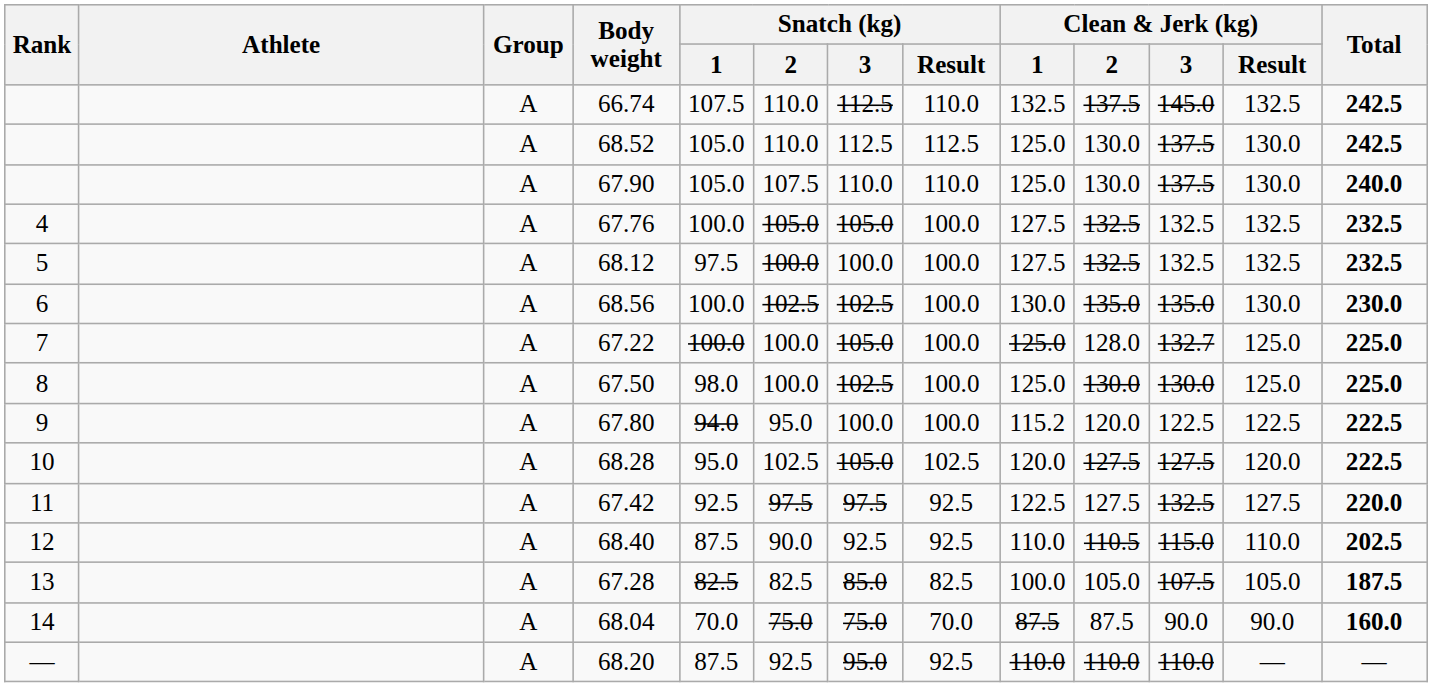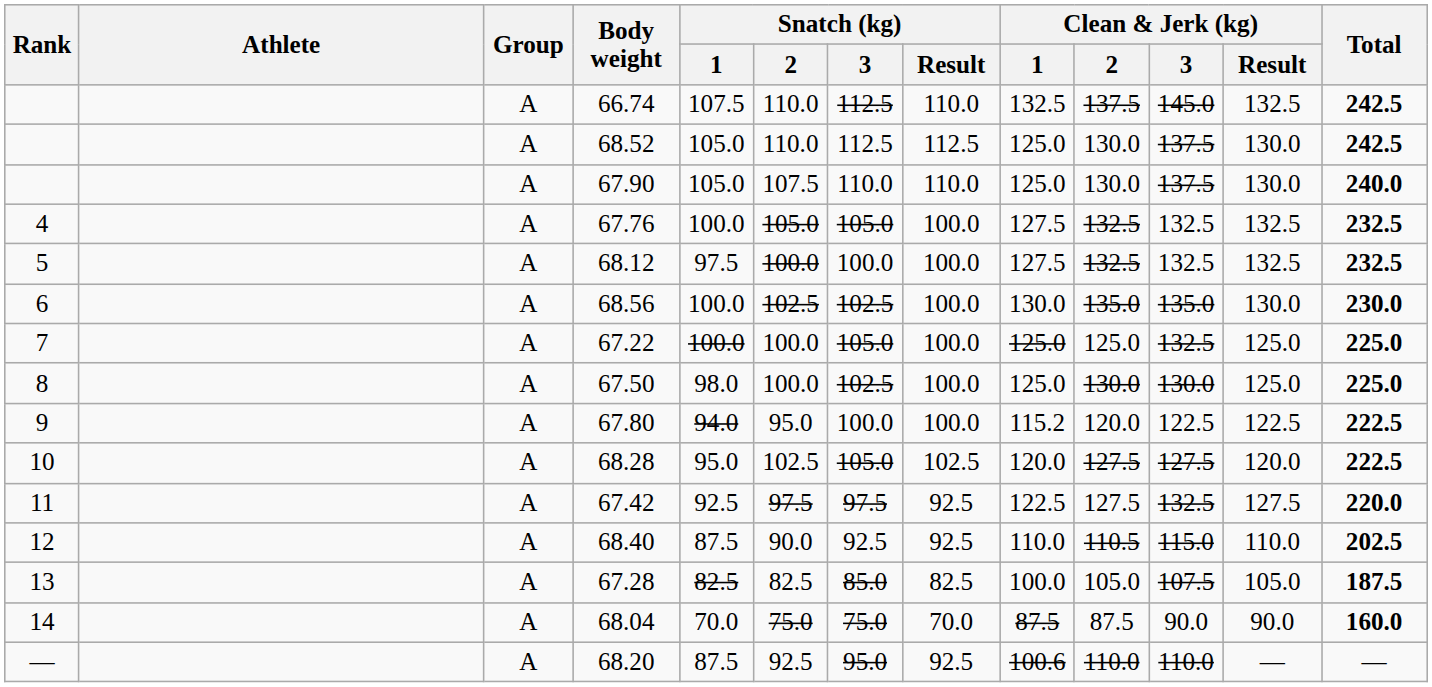(1112, 343) 128.0 -> (1112, 343) 125.0
(1186, 343) 132.7 -> (1186, 343) 132.5
(1037, 661) 110.0 -> (1037, 661) 100.6
